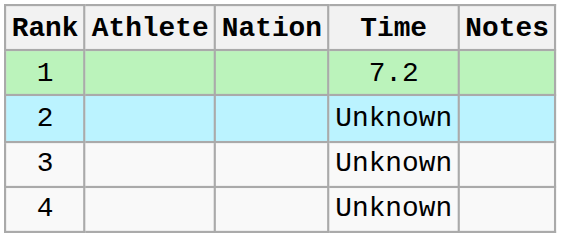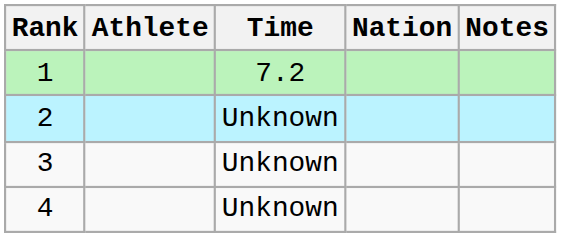columns swapped: (272, 28) <-> (394, 28)
